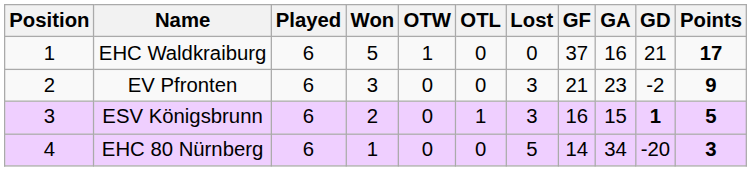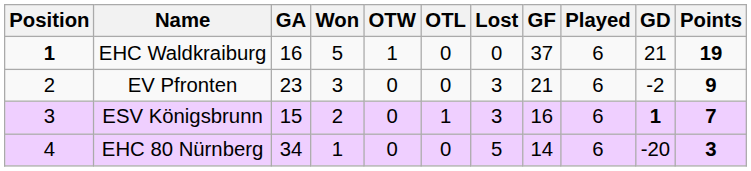columns swapped: (308, 20) <-> (615, 20)
(49, 52) normal -> (49, 52) bold
(711, 52) 17 -> (711, 52) 19
(711, 117) 5 -> (711, 117) 7
